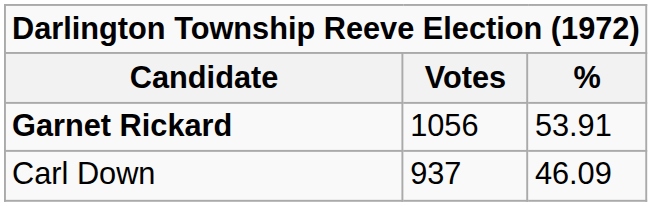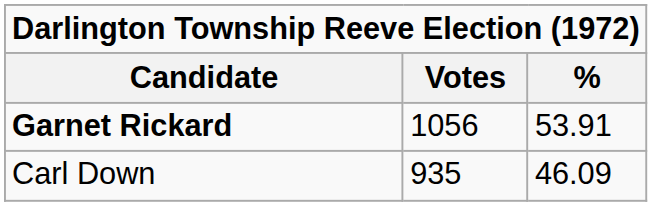(436, 175) 937 -> (436, 175) 935
